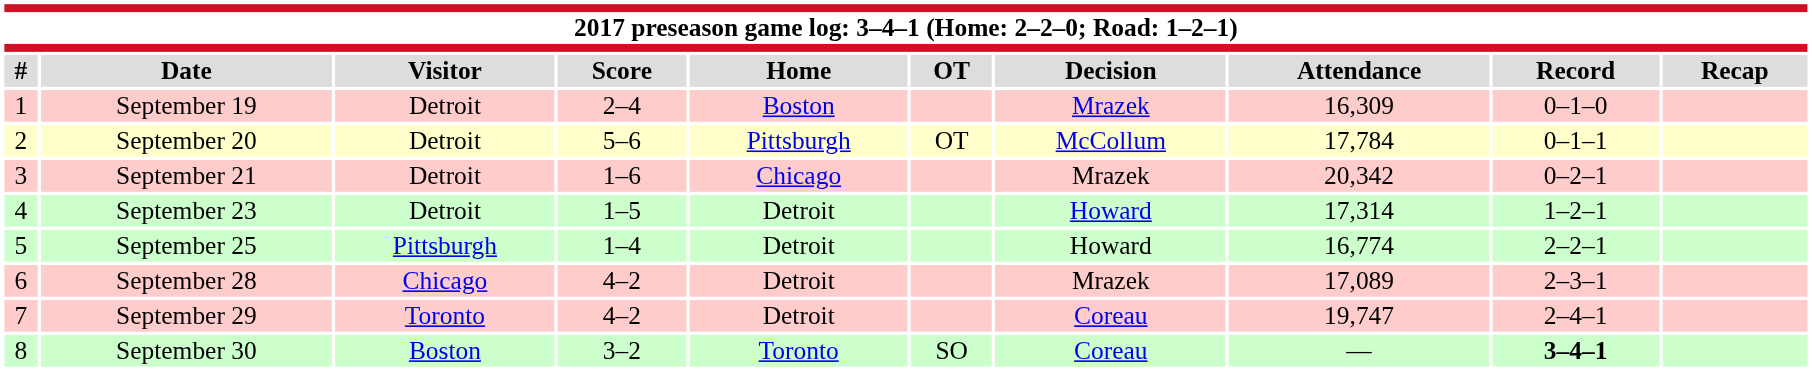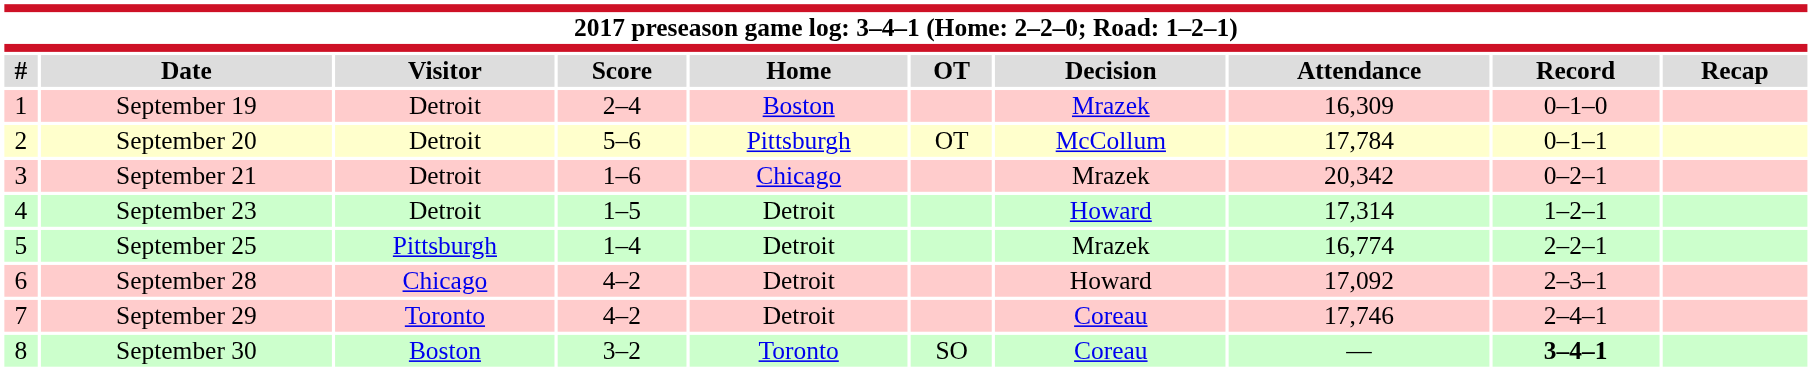(1111, 245) Howard -> (1111, 245) Mrazek
(1111, 280) Mrazek -> (1111, 280) Howard
(1359, 280) 17,089 -> (1359, 280) 17,092
(1359, 315) 19,747 -> (1359, 315) 17,746
